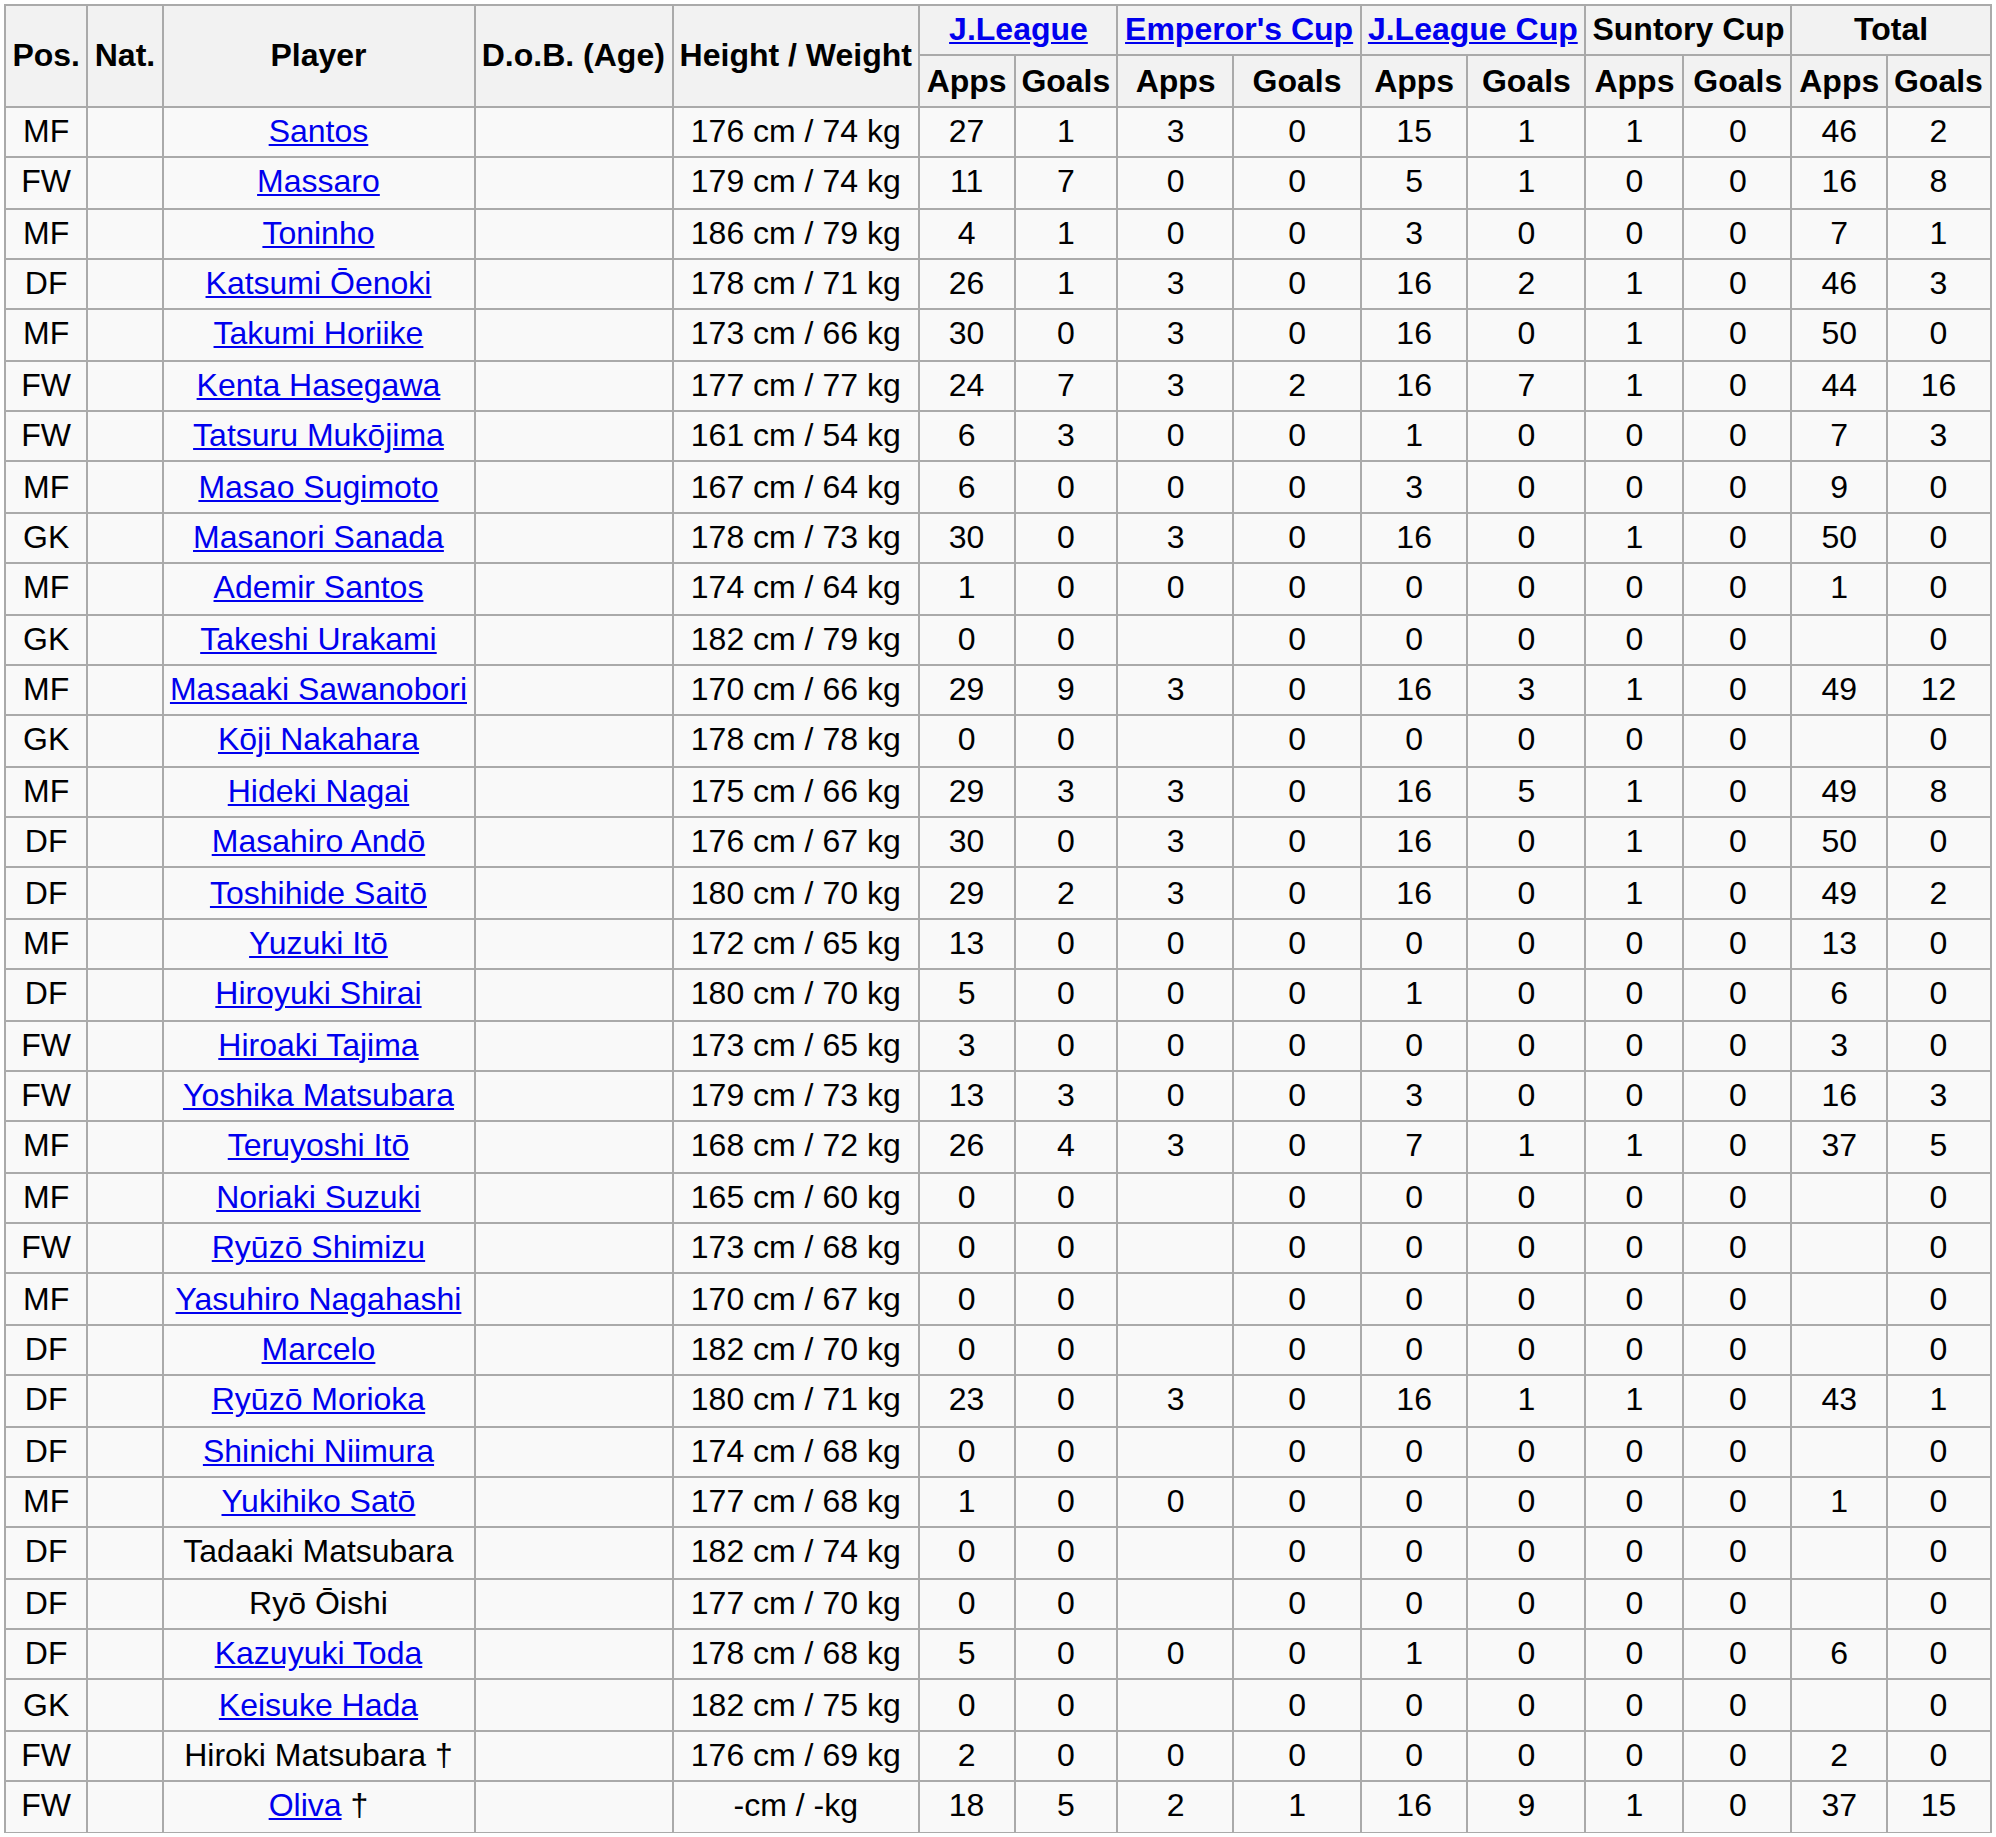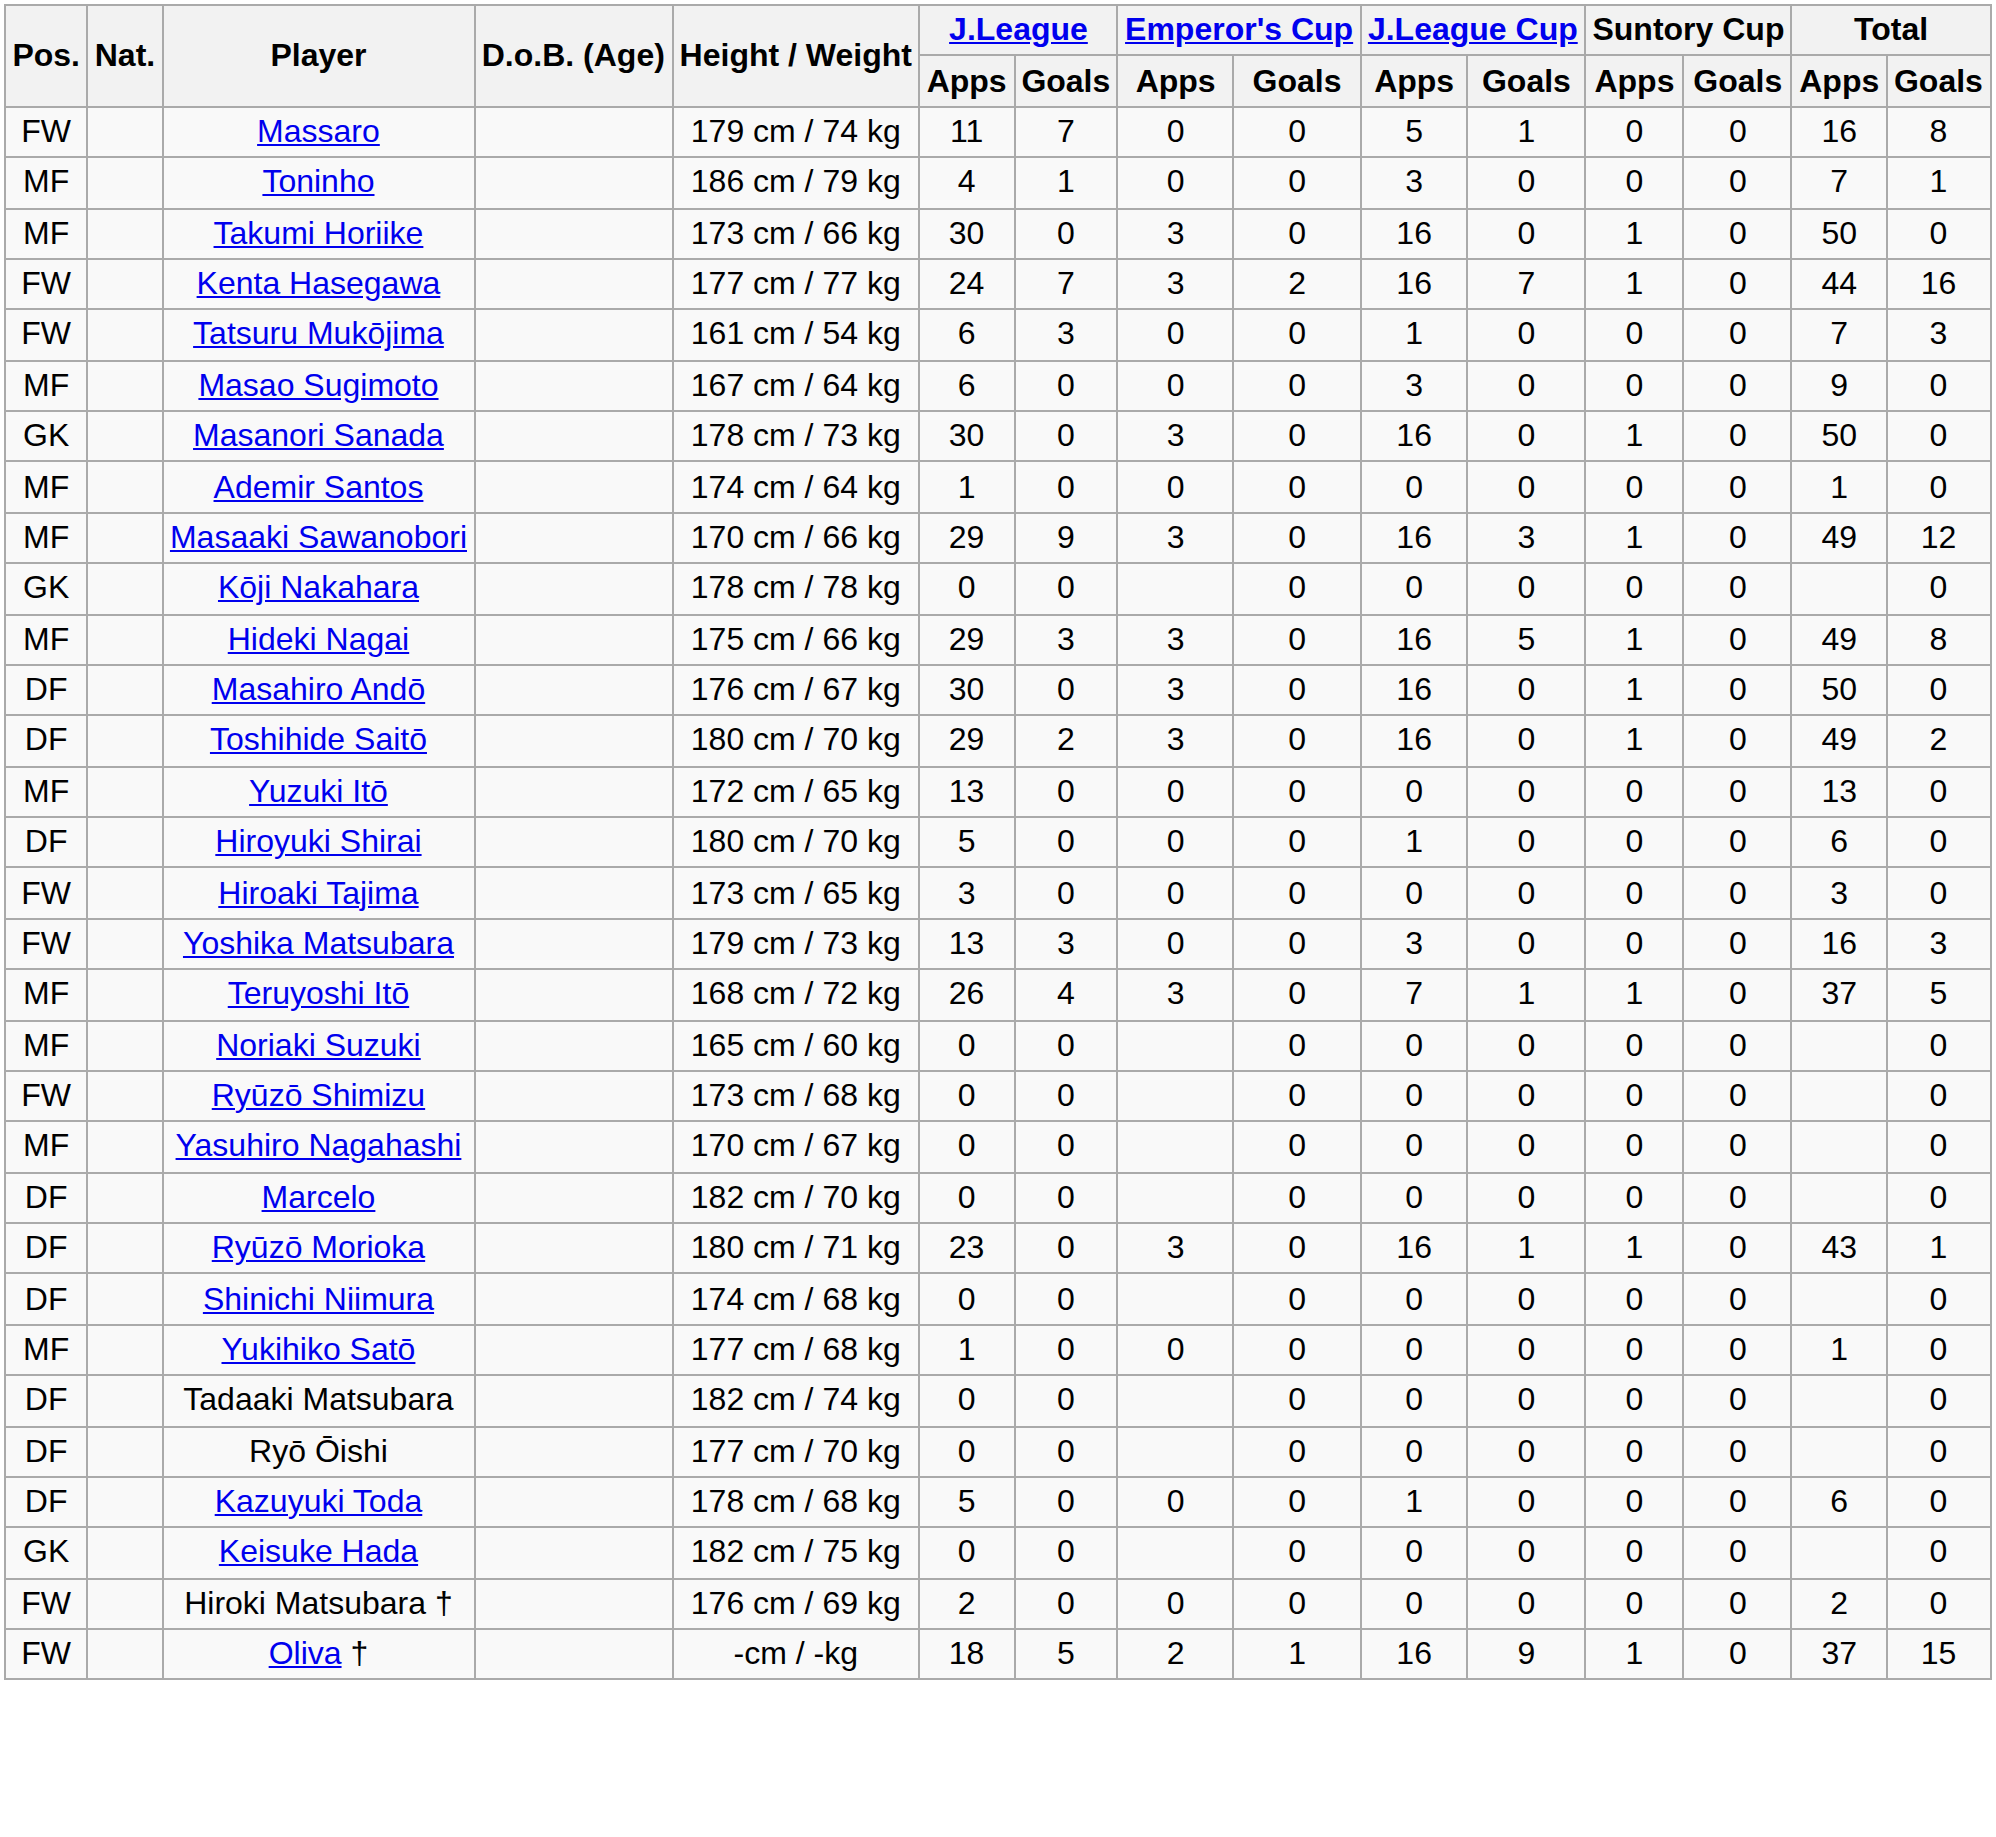- row: (318, 131)
- row: (318, 283)
- row: (318, 638)
